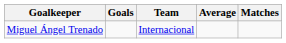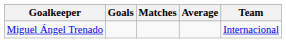columns swapped: (260, 12) <-> (166, 12)
